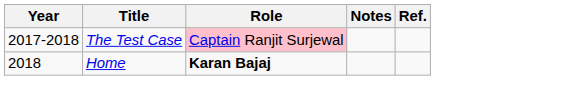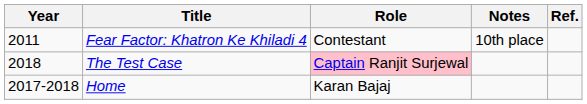+ row: (196, 39)
(43, 39) 2017-2018 -> (24, 63) 2018
(24, 63) 2018 -> (43, 87) 2017-2018
(230, 63) bold -> (352, 87) normal
